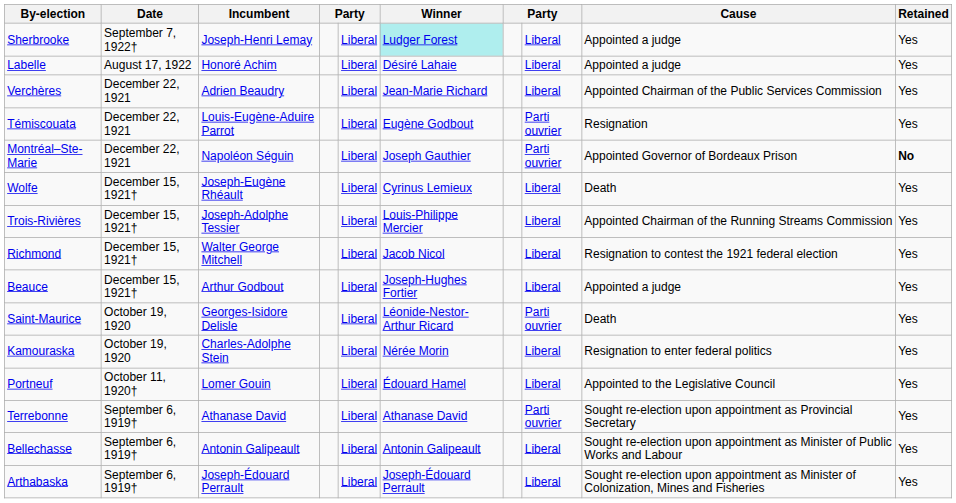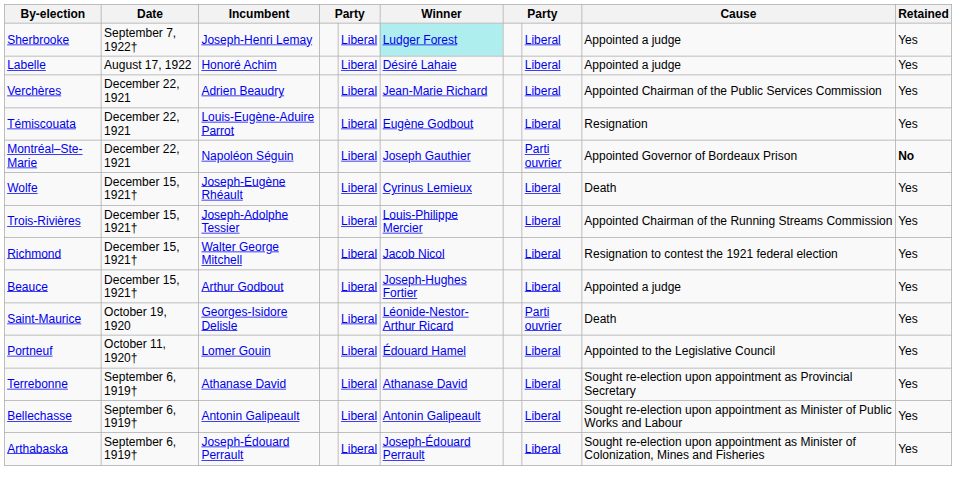(543, 123) Parti ouvrier -> (543, 123) Liberal
- row: (41, 351)
(543, 416) Parti ouvrier -> (543, 384) Liberal
